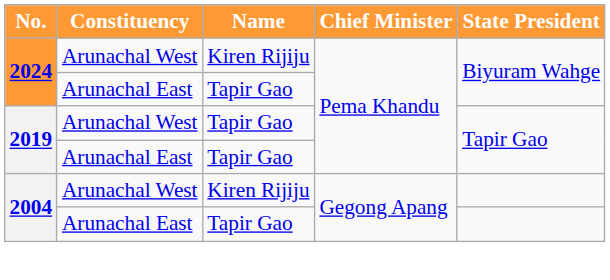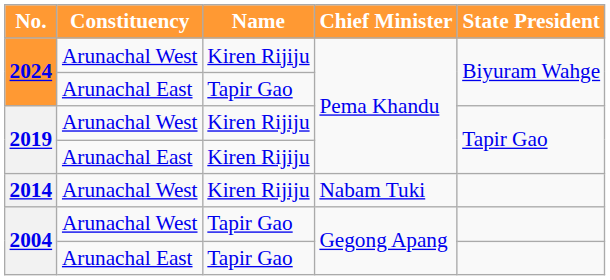(250, 122) Tapir Gao -> (258, 122) Kiren Rijiju
(250, 156) Tapir Gao -> (258, 156) Kiren Rijiju
+ row: (31, 190)
(258, 190) Kiren Rijiju -> (250, 223) Tapir Gao
